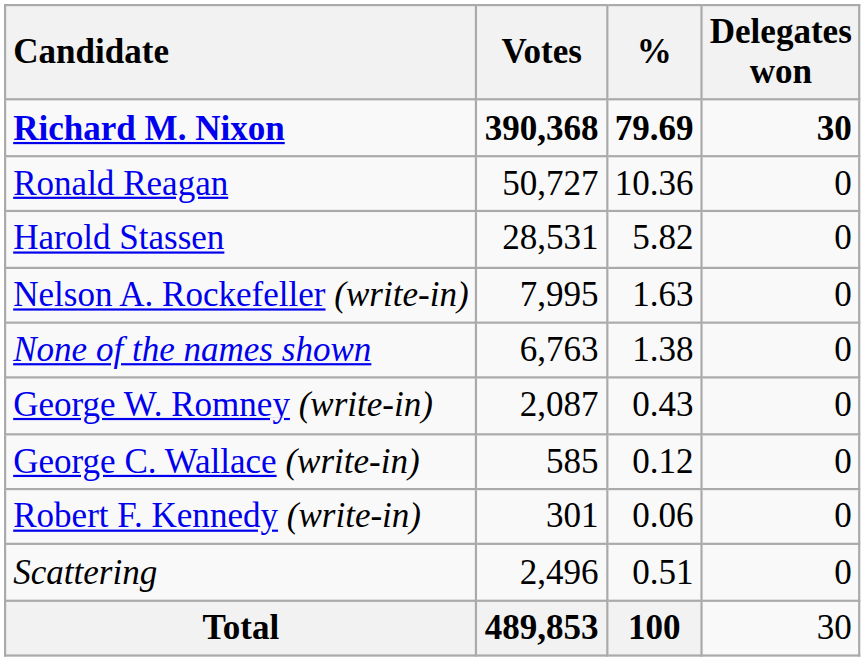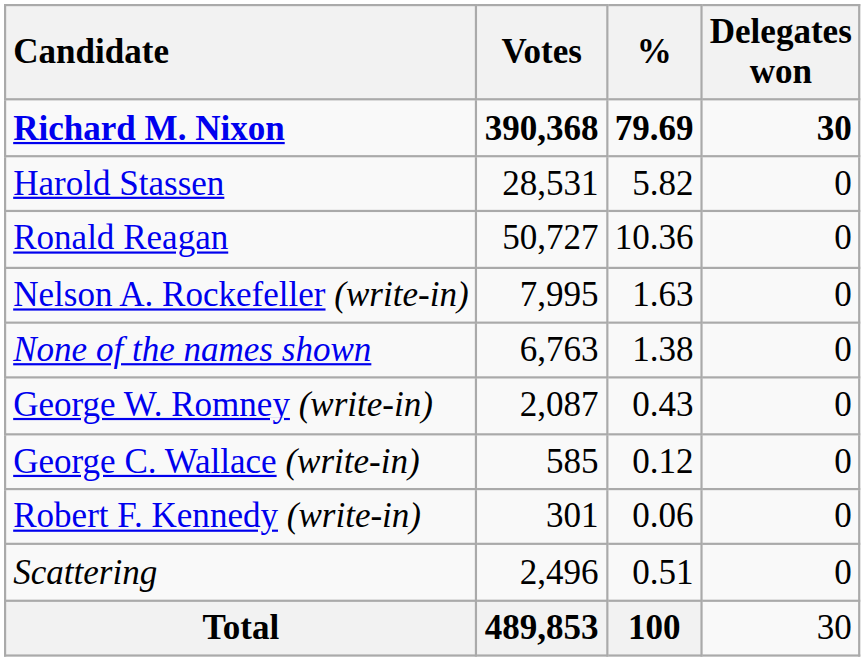rows swapped: (121, 182) <-> (119, 238)
